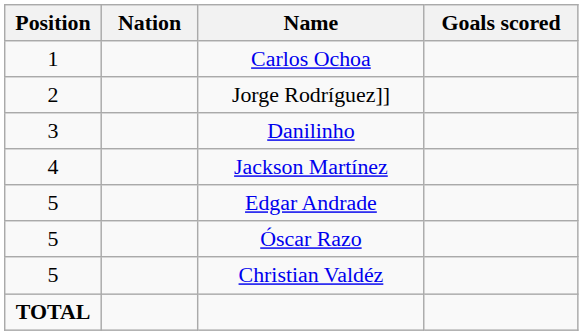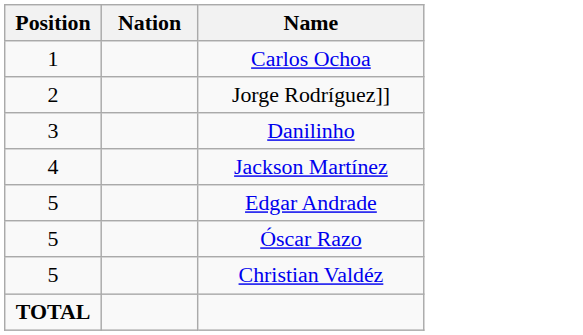- column: (501, 22)
